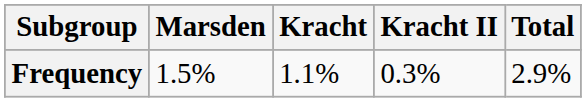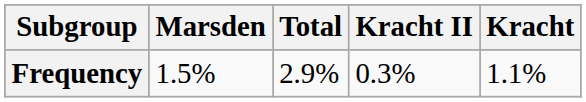columns swapped: (323, 27) <-> (543, 27)
